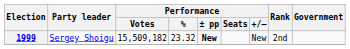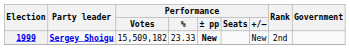(82, 38) normal -> (82, 38) bold
(183, 38) 23.32 -> (183, 38) 23.33
